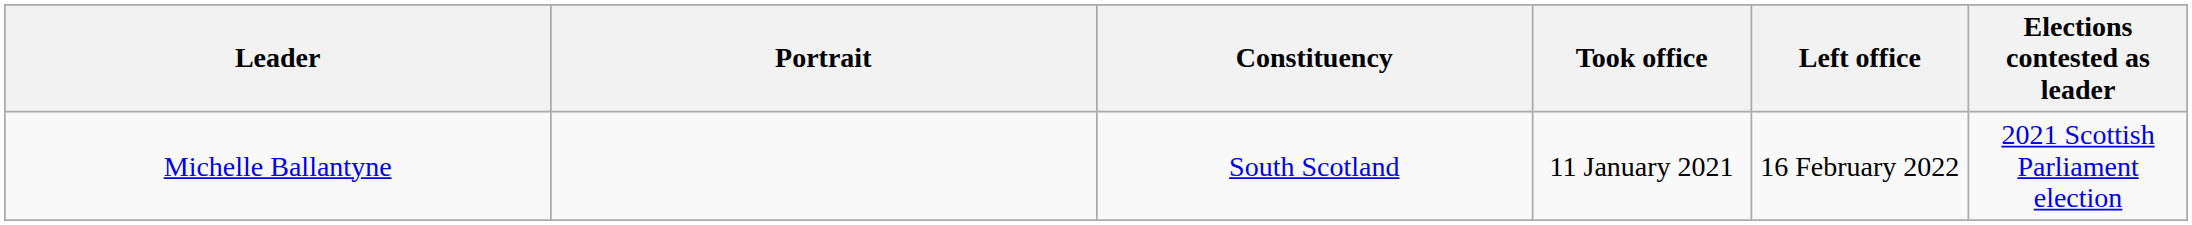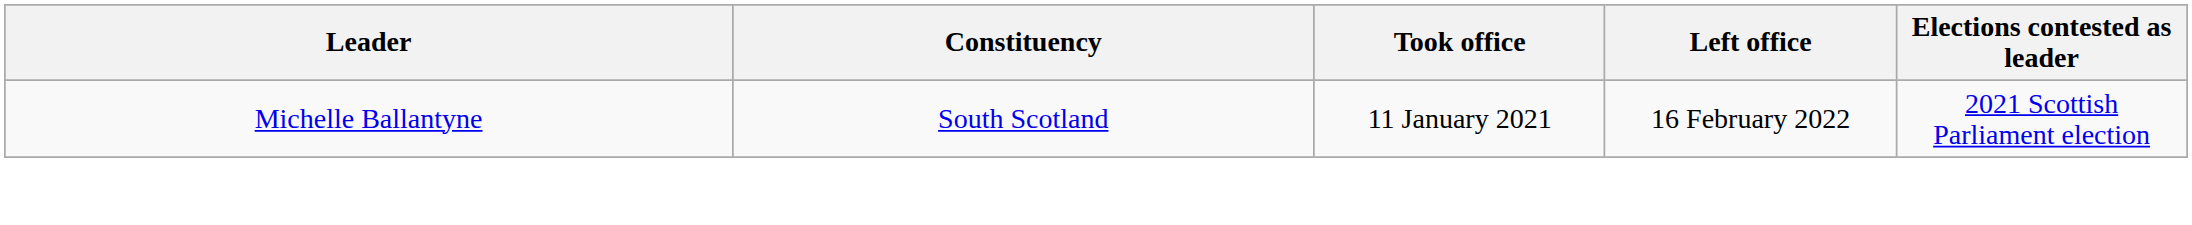- column: (823, 58)
